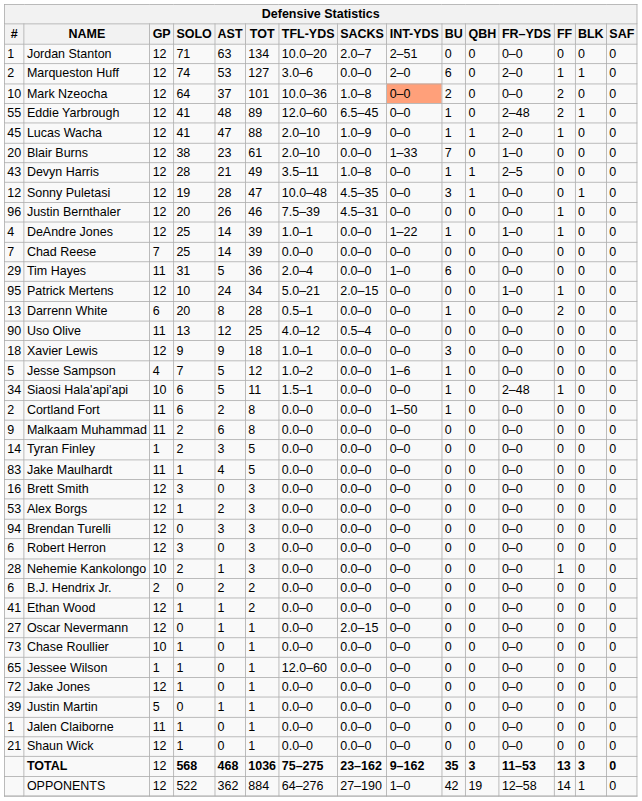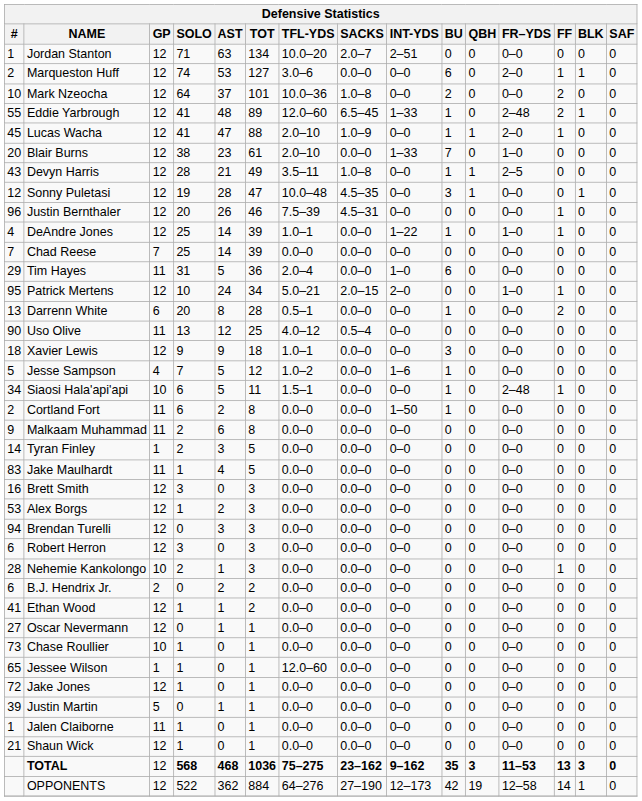(400, 73) 2–0 -> (400, 73) 0–0
(400, 93) lightsalmon background -> (400, 93) no background
(400, 113) 0–0 -> (404, 113) 1–33
(400, 291) 0–0 -> (400, 291) 2–0
(359, 627) 2.0–15 -> (356, 627) 0.0–0
(400, 786) 1–0 -> (410, 786) 12–173
